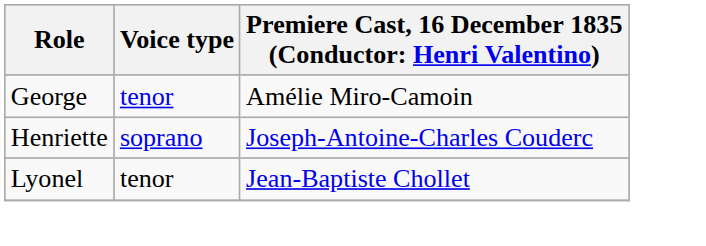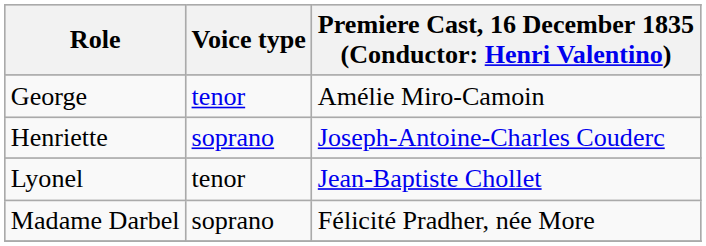+ row: (95, 219)
